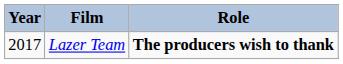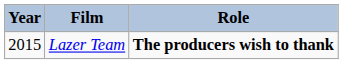(25, 45) 2017 -> (25, 45) 2015
